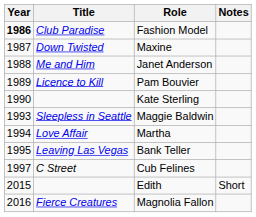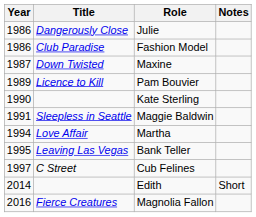+ row: (148, 30)
(19, 30) bold -> (19, 47) normal
- row: (174, 64)
(19, 116) 1993 -> (19, 116) 1991
(19, 185) 2015 -> (19, 185) 2014
